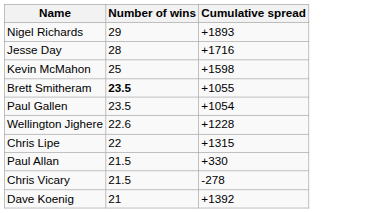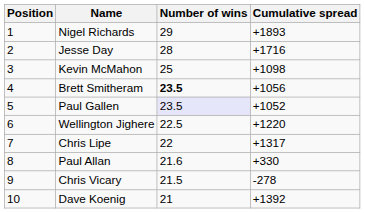+ column: (30, 13)
(218, 69) +1598 -> (269, 69) +1098
(218, 87) +1055 -> (269, 87) +1056
(120, 106) no background -> (171, 106) lavender background
(218, 106) +1054 -> (269, 106) +1052
(120, 124) 22.6 -> (171, 124) 22.5
(218, 124) +1228 -> (269, 124) +1220
(218, 143) +1315 -> (269, 143) +1317
(120, 161) 21.5 -> (171, 161) 21.6
